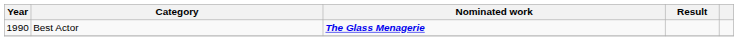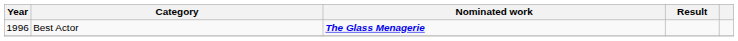(18, 28) 1990 -> (18, 28) 1996
